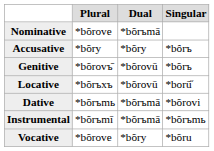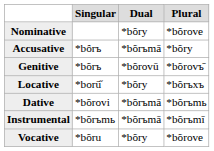columns swapped: (186, 13) <-> (95, 13)
(140, 31) *bõrъmā -> (134, 31) *bõry
(133, 48) *bõry -> (141, 48) *bõrъmā
(139, 84) *bõrovū -> (134, 84) *bõry
